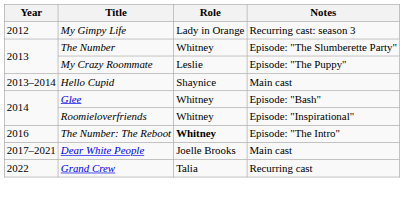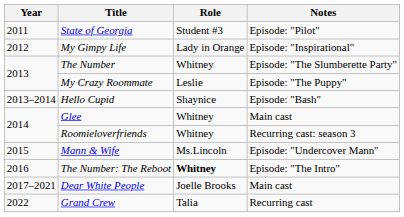+ row: (97, 30)
(302, 30) Recurring cast: season 3 -> (302, 47) Episode: "Inspirational"
(271, 82) Main cast -> (285, 99) Episode: "Bash"
(285, 99) Episode: "Bash" -> (271, 116) Main cast
(302, 116) Episode: "Inspirational" -> (302, 133) Recurring cast: season 3
+ row: (90, 151)
